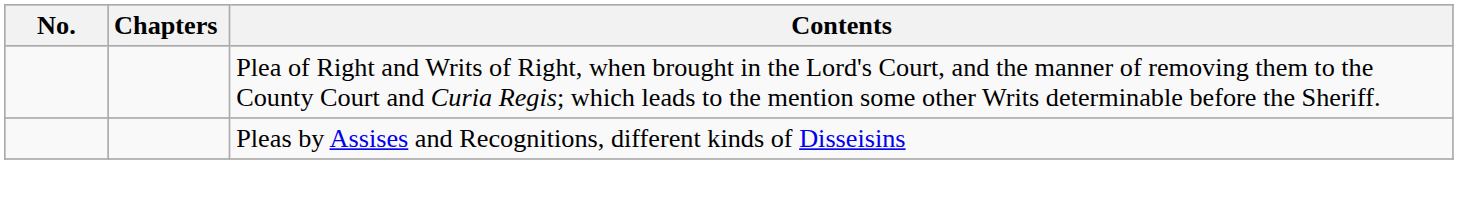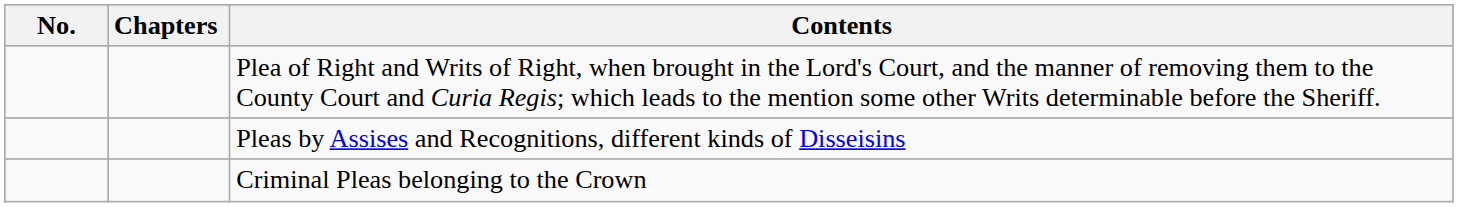+ row: (441, 179)
